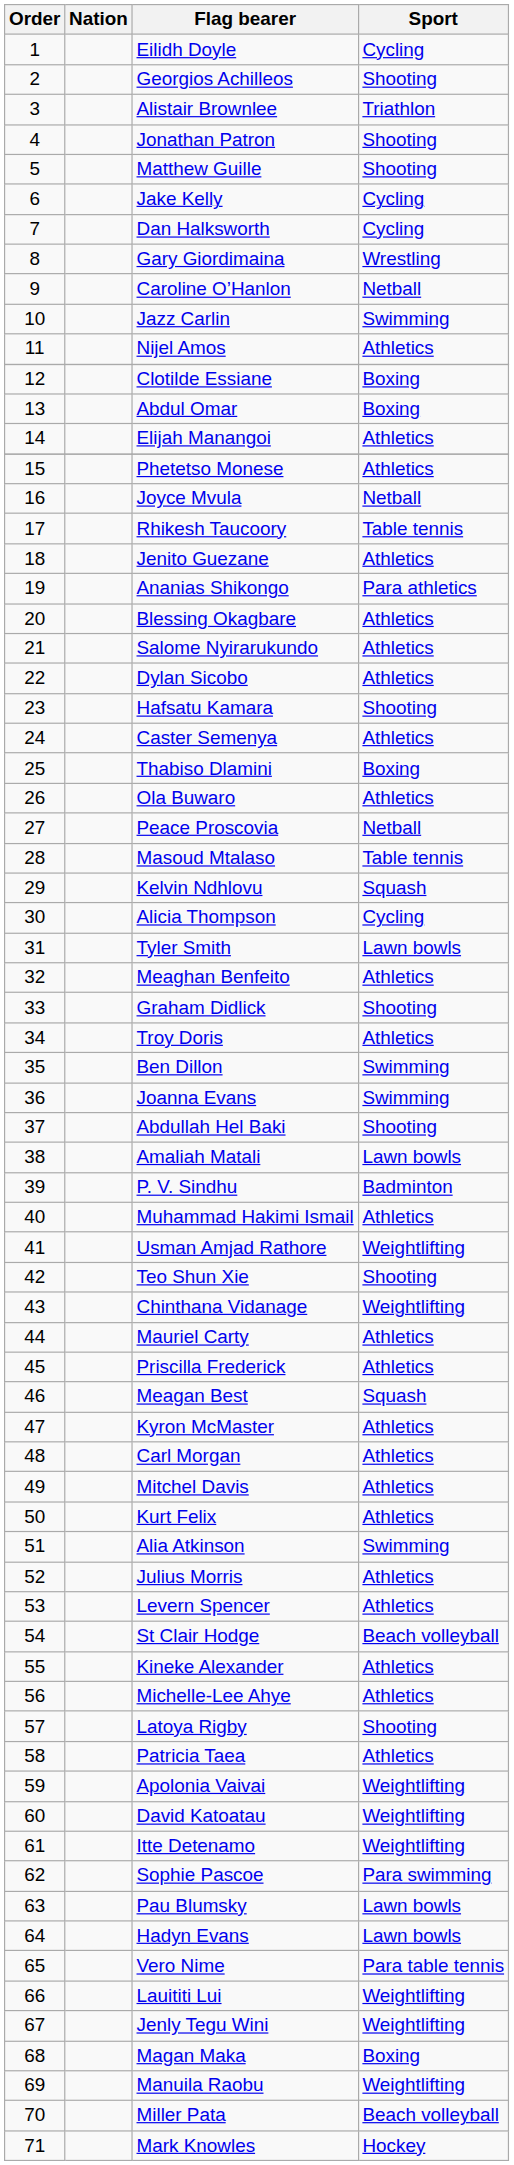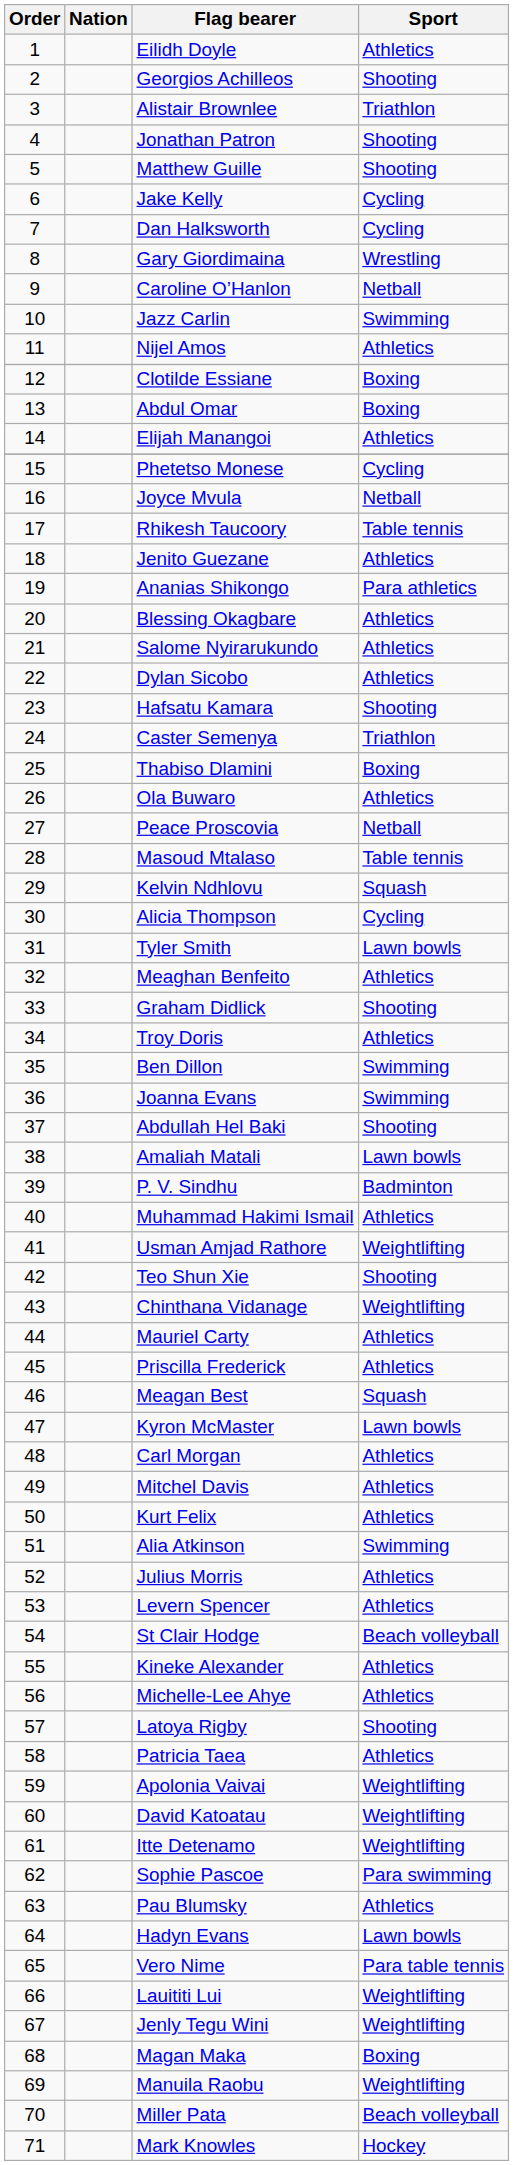(393, 49) Cycling -> (398, 49) Athletics
(398, 468) Athletics -> (393, 468) Cycling
(398, 738) Athletics -> (399, 738) Triathlon
(398, 1426) Athletics -> (412, 1426) Lawn bowls
(412, 1905) Lawn bowls -> (398, 1905) Athletics
